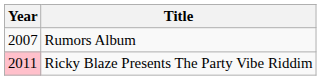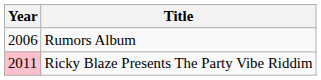(23, 39) 2007 -> (23, 39) 2006
